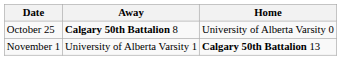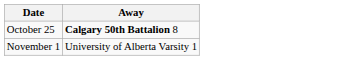- column: (268, 13)
